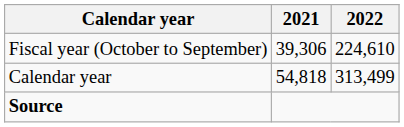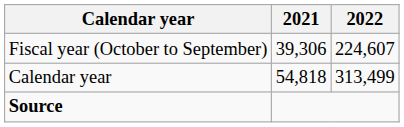(365, 48) 224,610 -> (365, 48) 224,607
